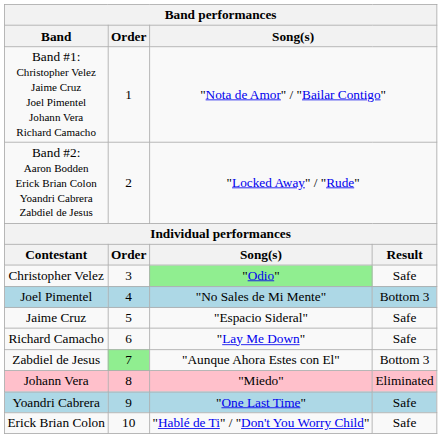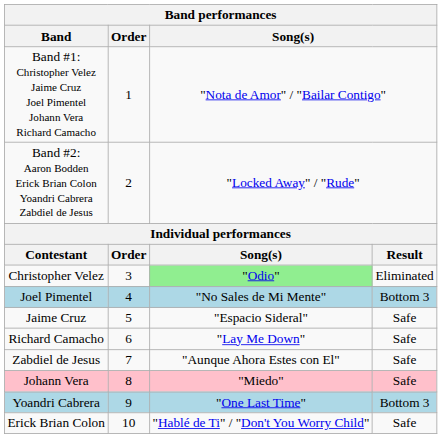(405, 275) Safe -> (405, 275) Eliminated
(129, 360) lightgreen background -> (129, 360) no background
(405, 360) Bottom 3 -> (405, 360) Safe
(405, 381) Eliminated -> (405, 381) Safe
(405, 402) Safe -> (405, 402) Bottom 3
